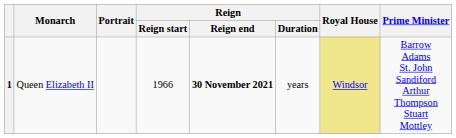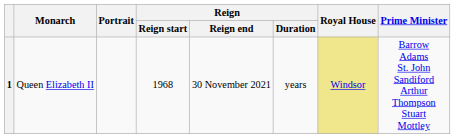(163, 85) 1966 -> (163, 85) 1968
(232, 85) bold -> (231, 85) normal
